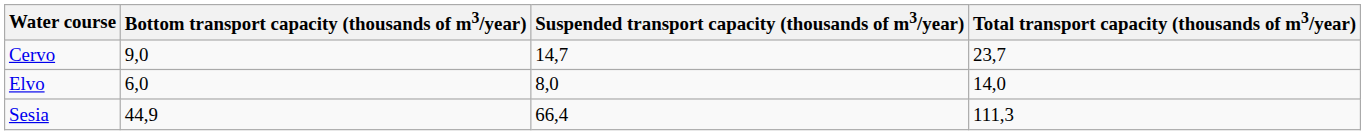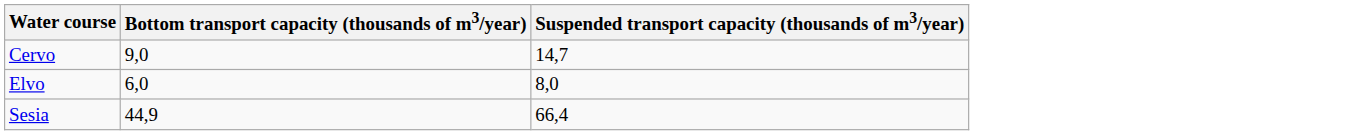- column: (1165, 22)
